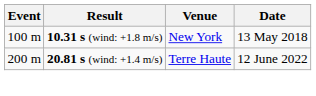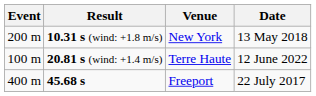(24, 37) 100 m -> (24, 37) 200 m
(24, 59) 200 m -> (24, 59) 100 m
+ row: (66, 81)
